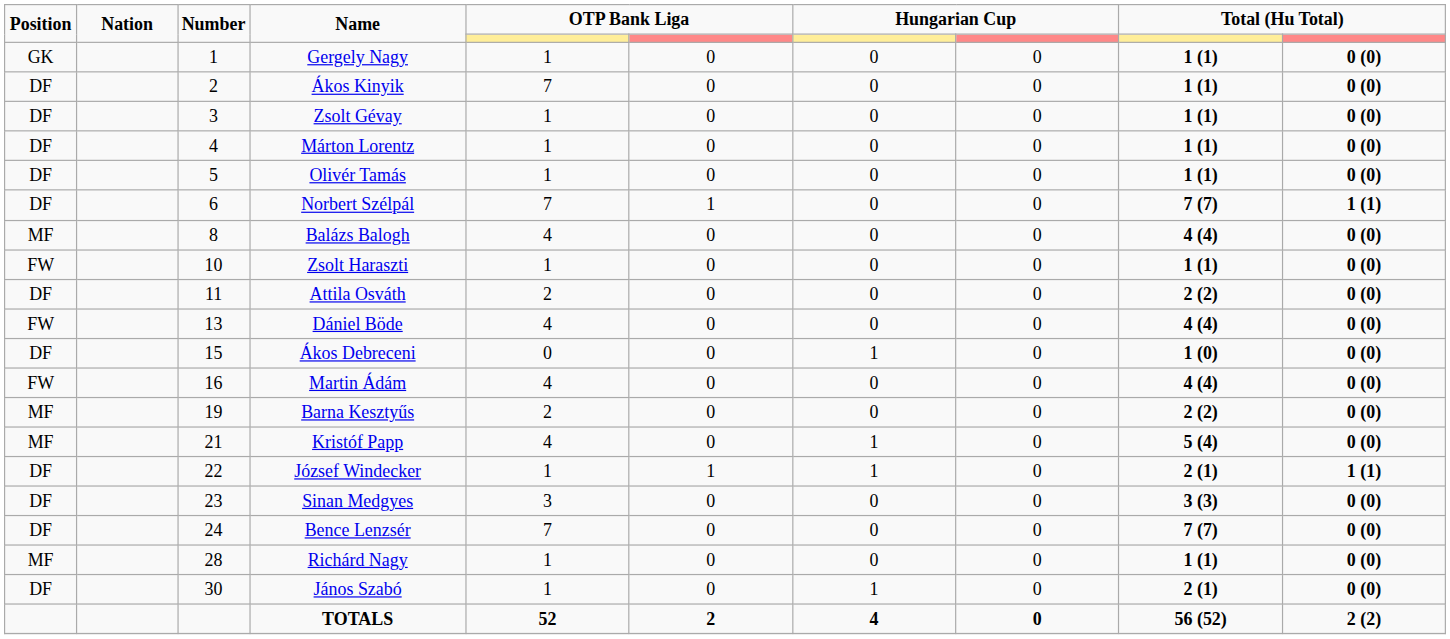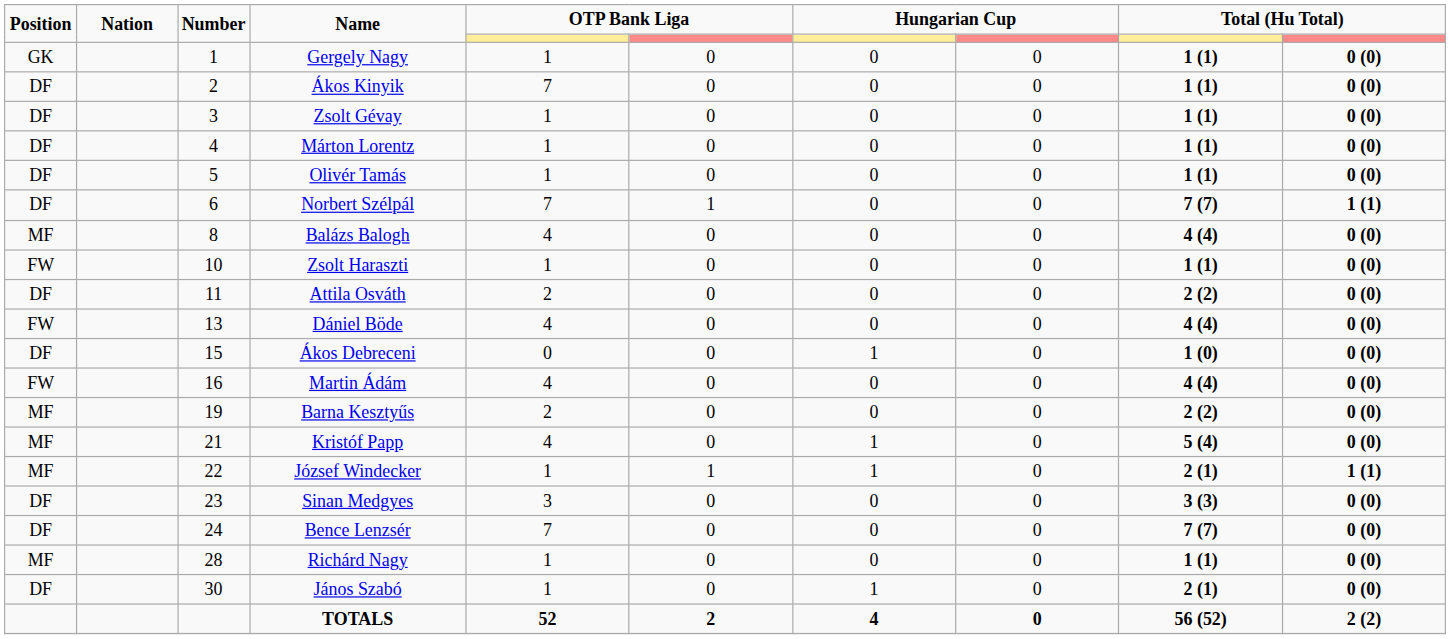(41, 471) DF -> (41, 471) MF
